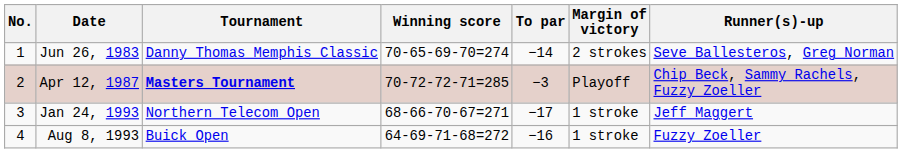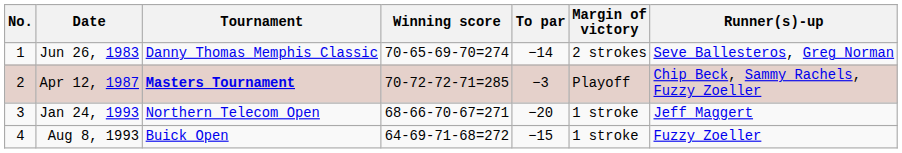(541, 114) −17 -> (541, 114) −20
(541, 137) −16 -> (541, 137) −15
